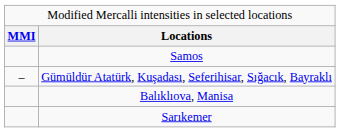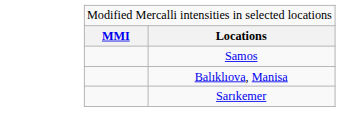- row: (187, 76)
